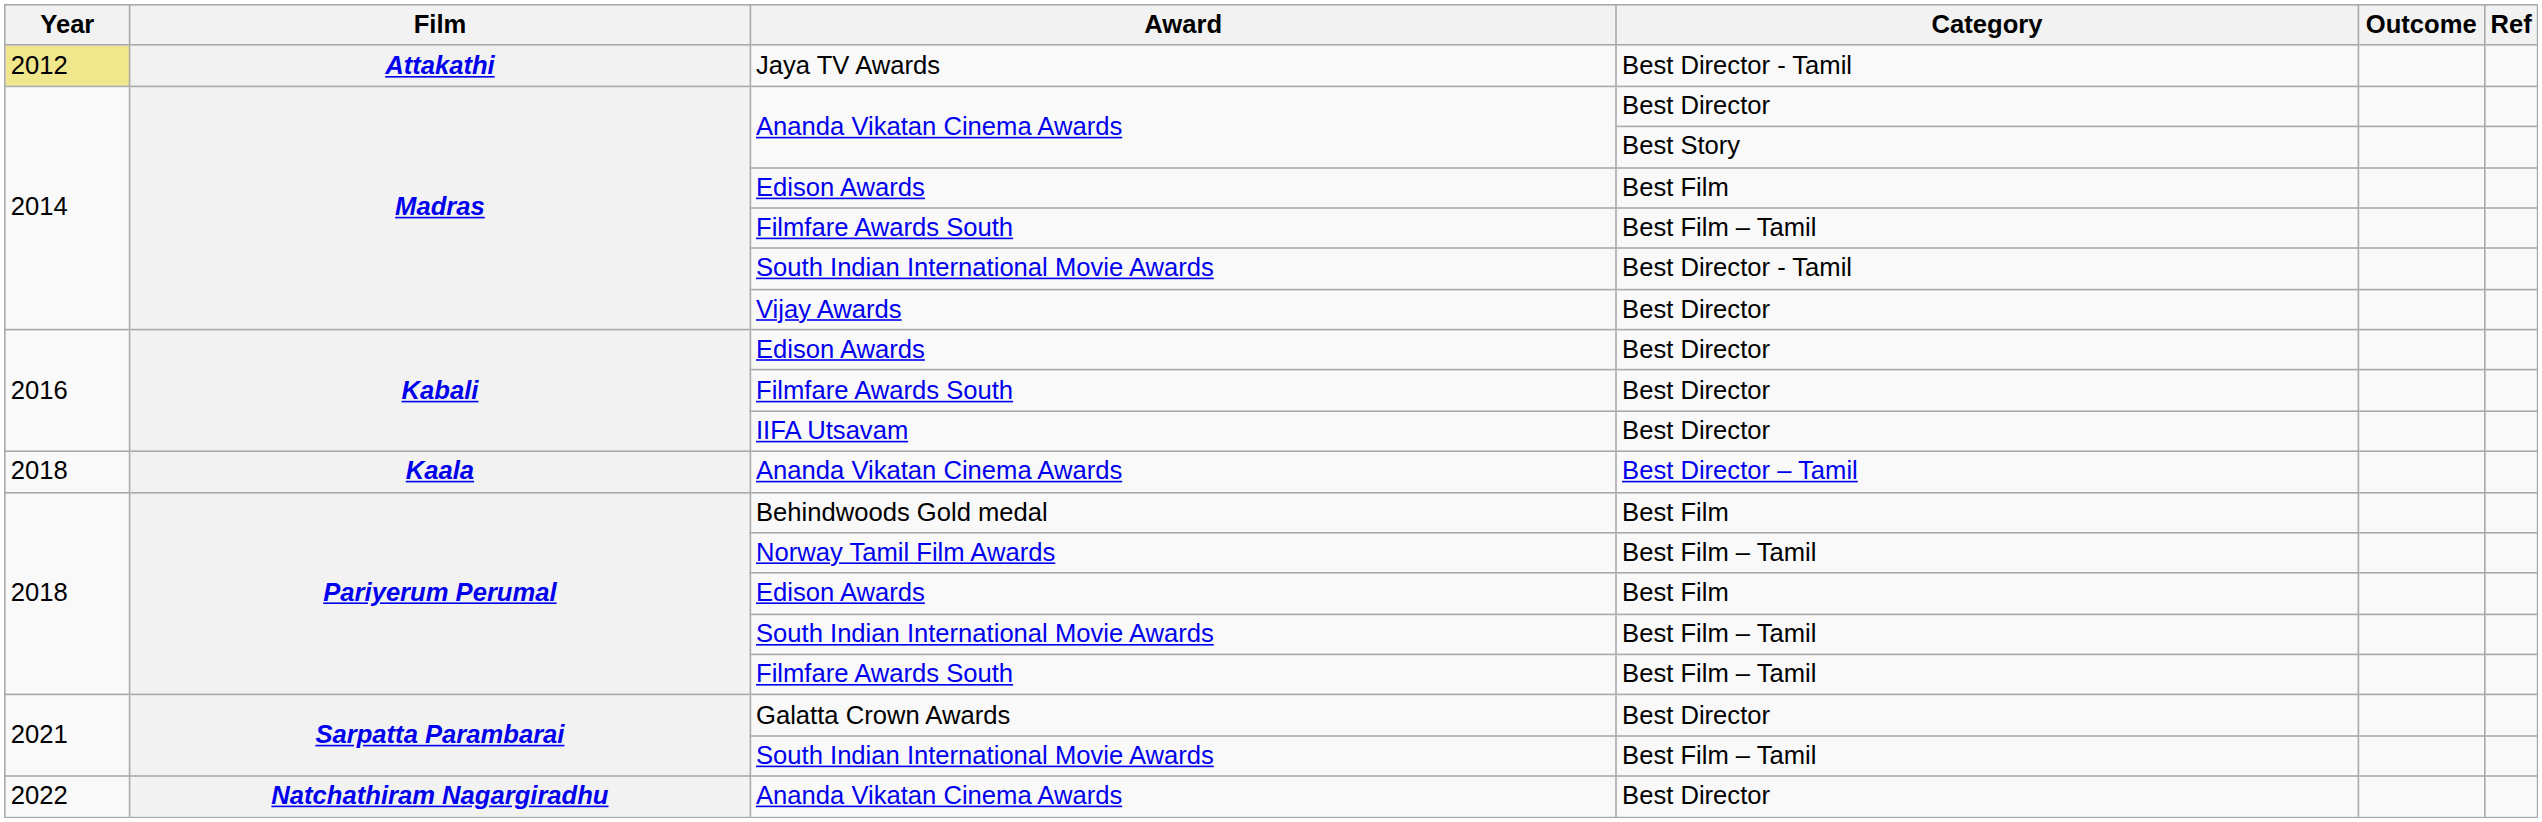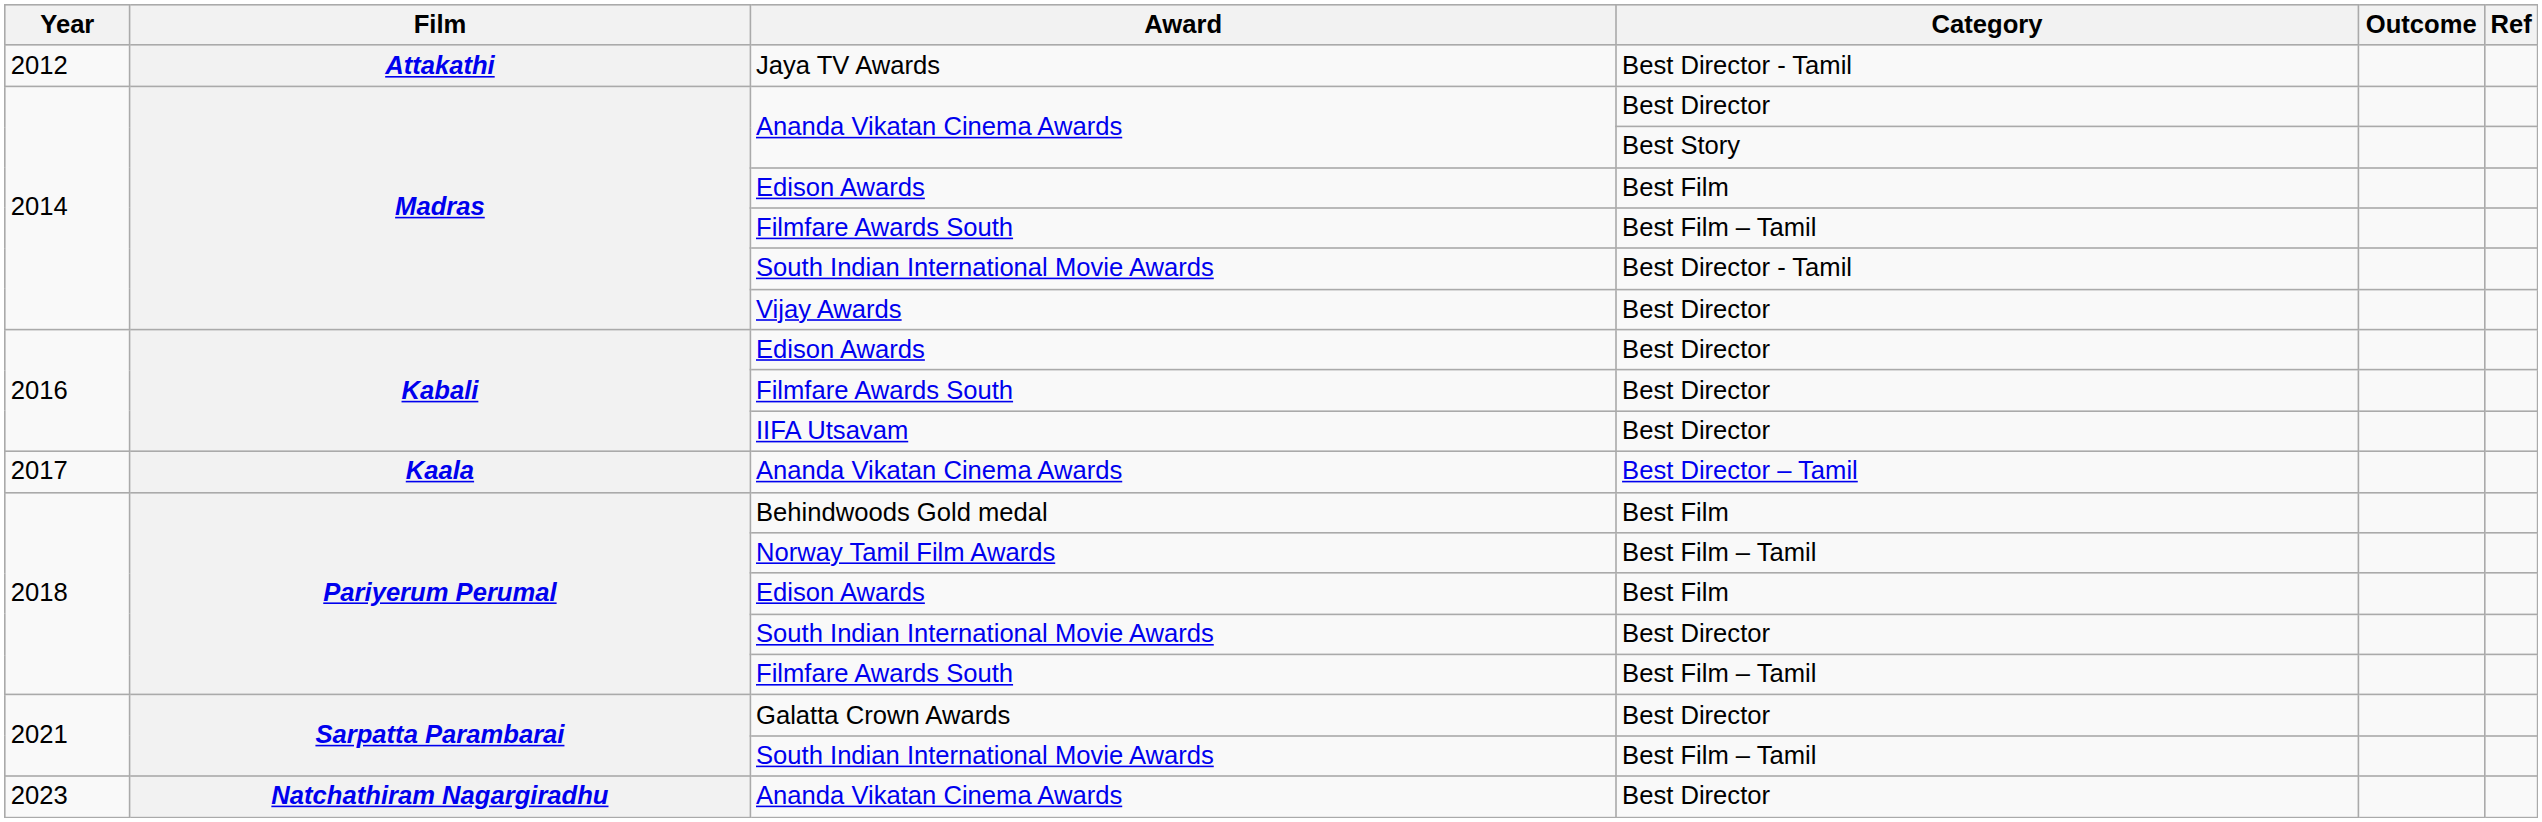(39, 65) khaki background -> (39, 65) no background
(39, 471) 2018 -> (39, 471) 2017
(1719, 633) Best Film – Tamil -> (1696, 633) Best Director
(39, 796) 2022 -> (39, 796) 2023
